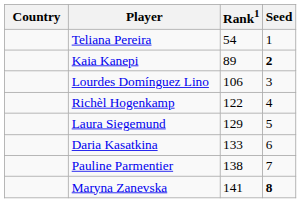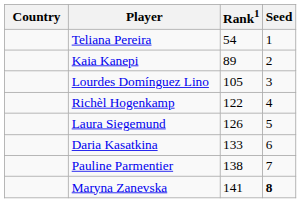(269, 60) bold -> (269, 60) normal
(233, 81) 106 -> (233, 81) 105
(233, 123) 129 -> (233, 123) 126
